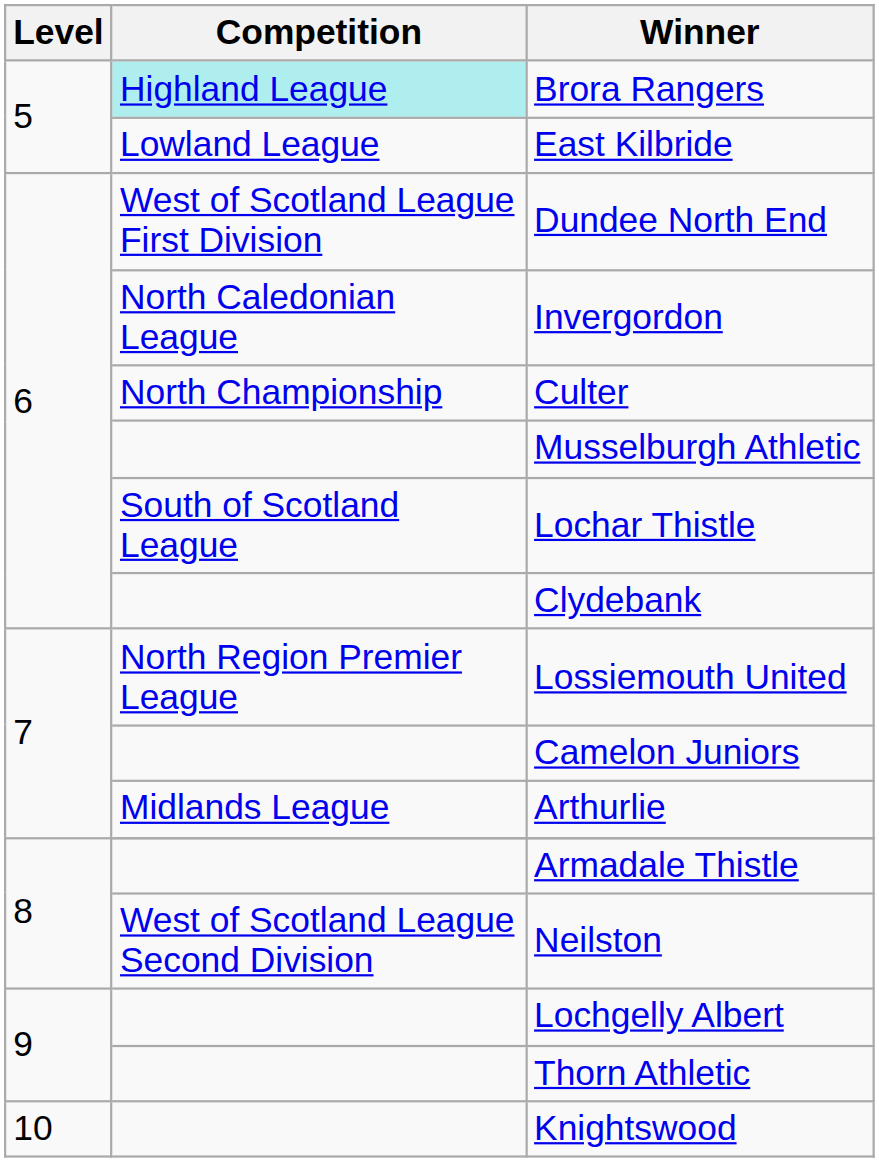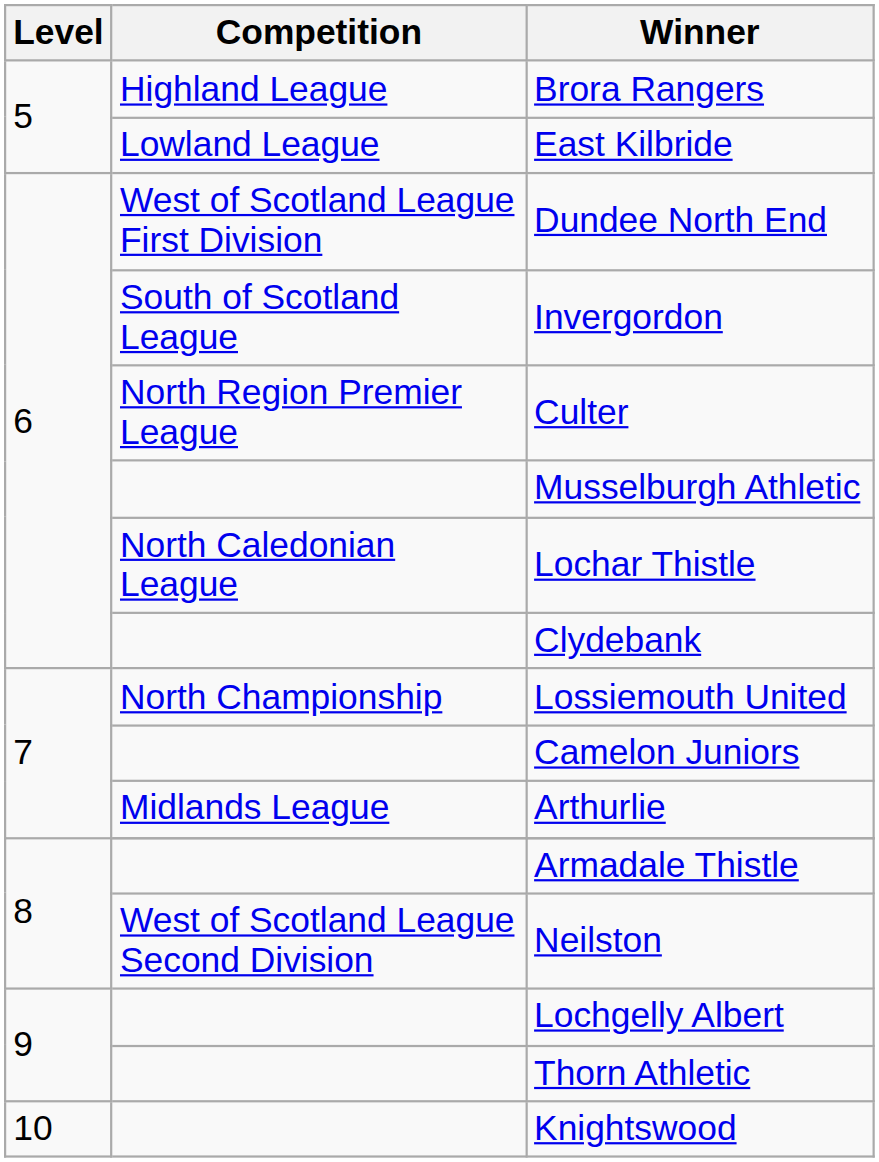(254, 88) paleturquoise background -> (254, 88) no background
(258, 316) North Caledonian League -> (260, 316) South of Scotland League
(281, 392) North Championship -> (291, 412) North Region Premier League
(260, 524) South of Scotland League -> (258, 564) North Caledonian League
(291, 676) North Region Premier League -> (281, 696) North Championship
